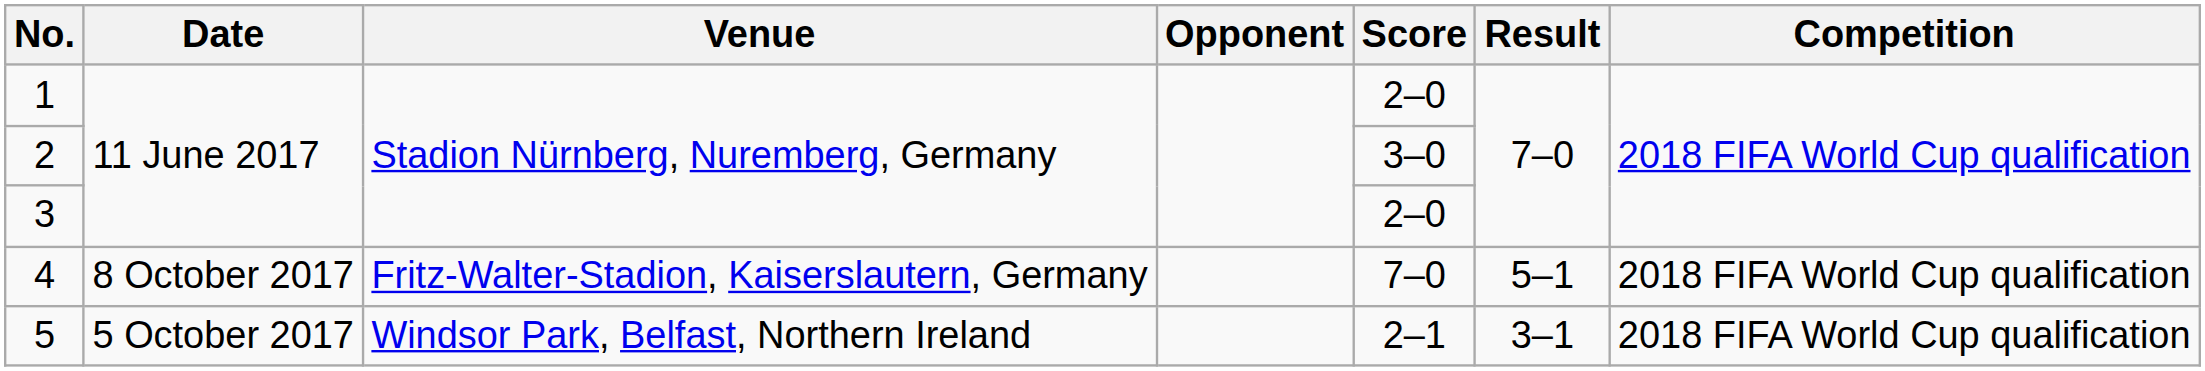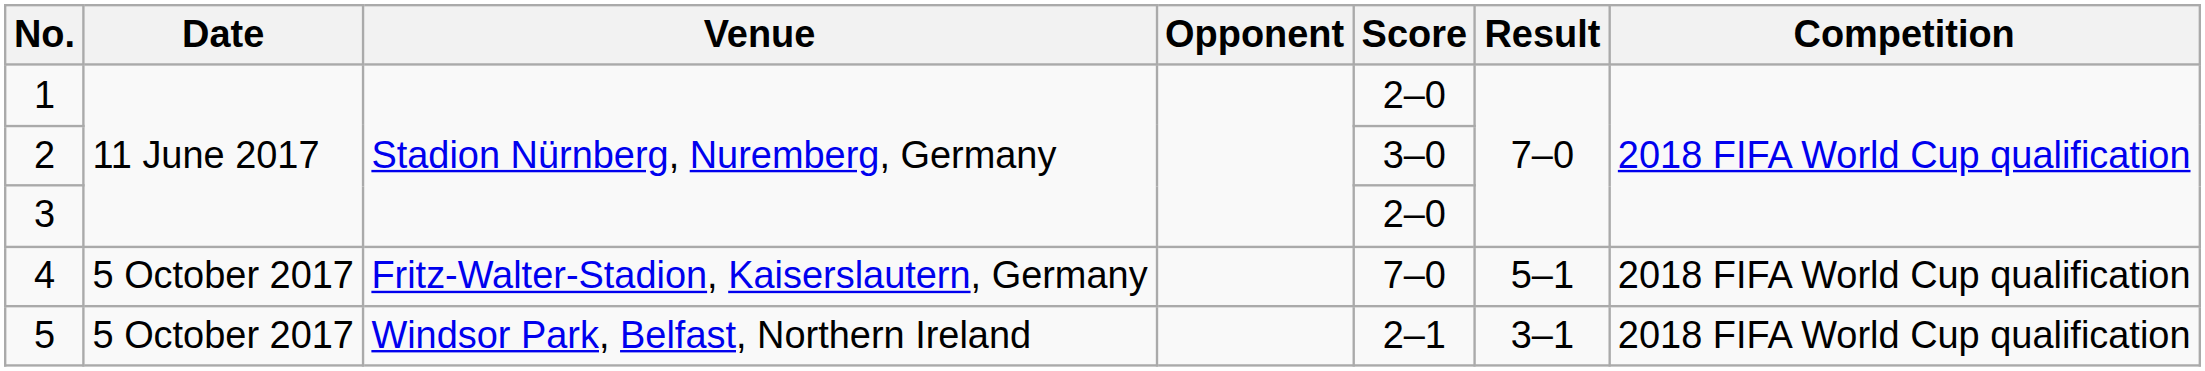(223, 275) 8 October 2017 -> (223, 275) 5 October 2017
